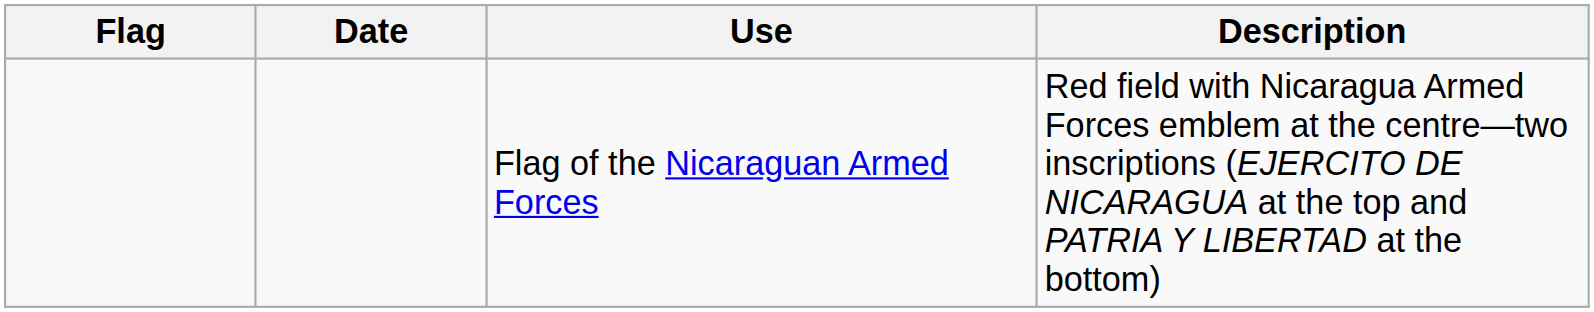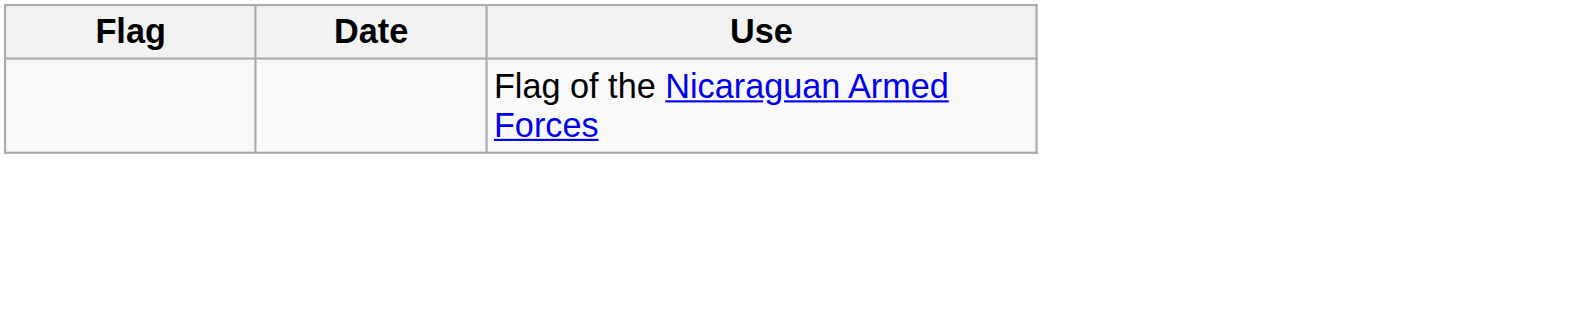- column: (1312, 31)
